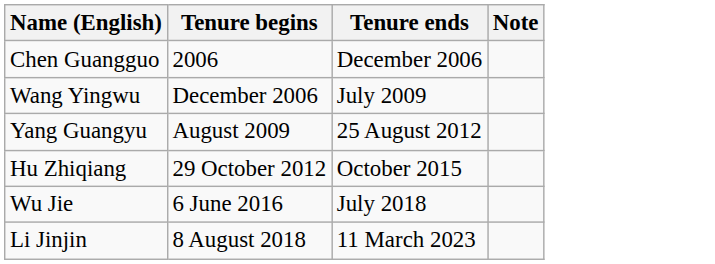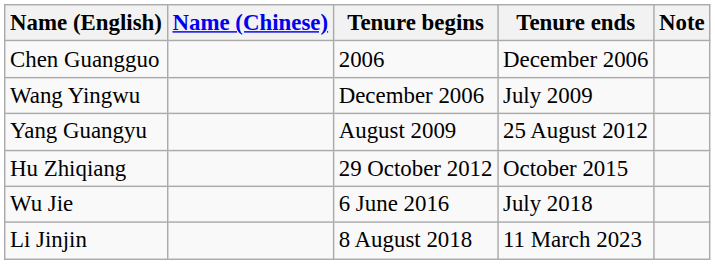+ column: (250, 22)
